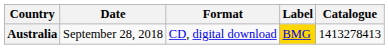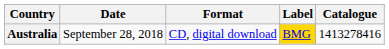(350, 34) 1413278413 -> (350, 34) 1413278416
